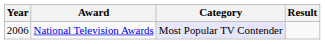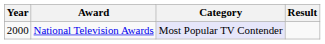(18, 30) 2006 -> (18, 30) 2000
